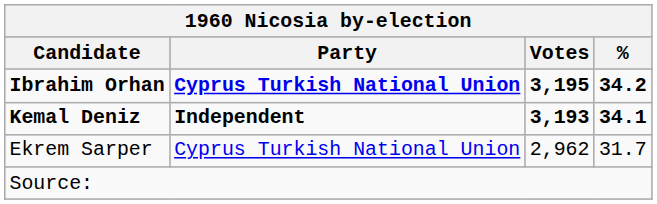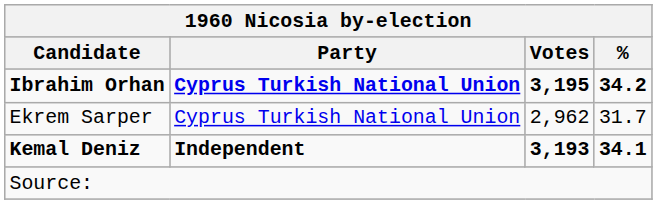rows swapped: (75, 118) <-> (81, 151)
